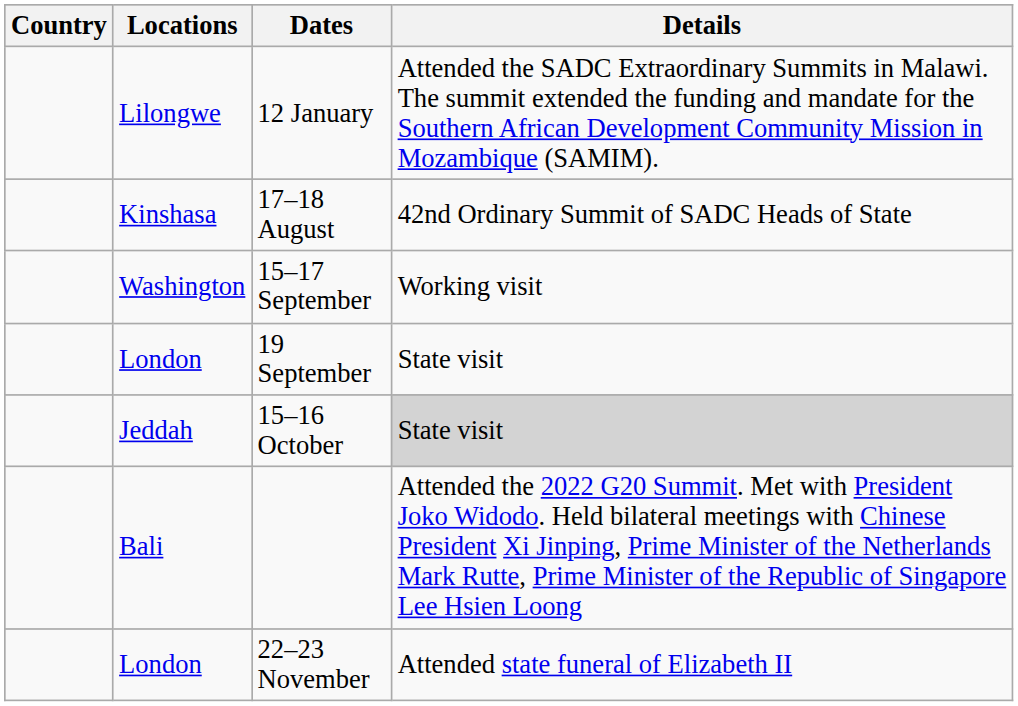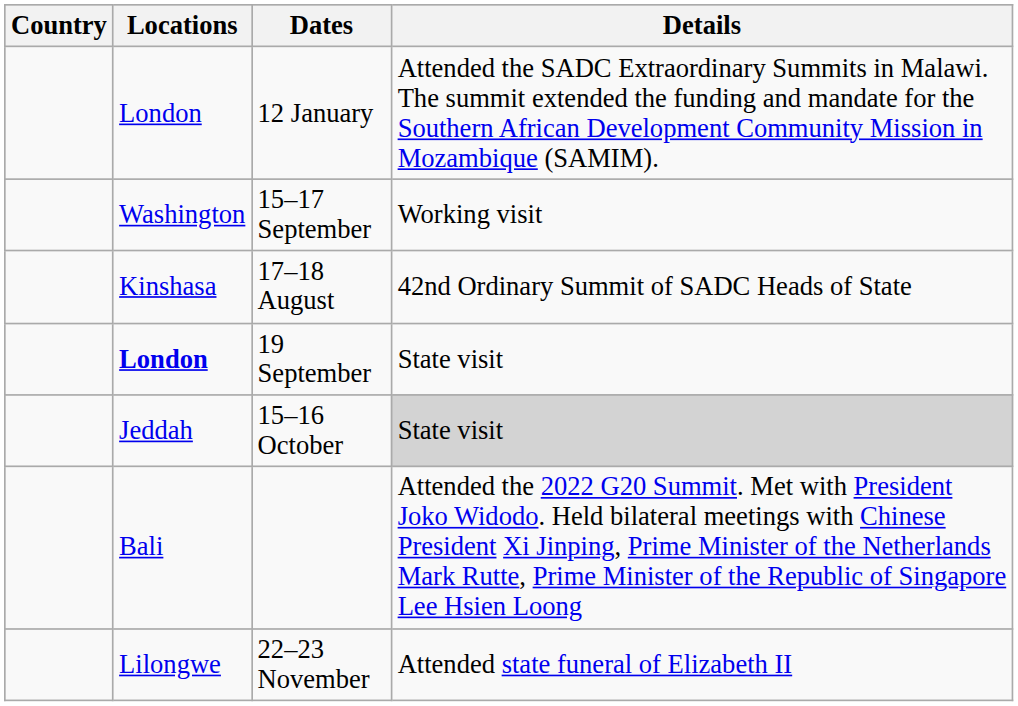(170, 112) Lilongwe -> (160, 112) London
rows swapped: (296, 214) <-> (314, 286)
(160, 358) normal -> (163, 358) bold
(160, 664) London -> (170, 664) Lilongwe
